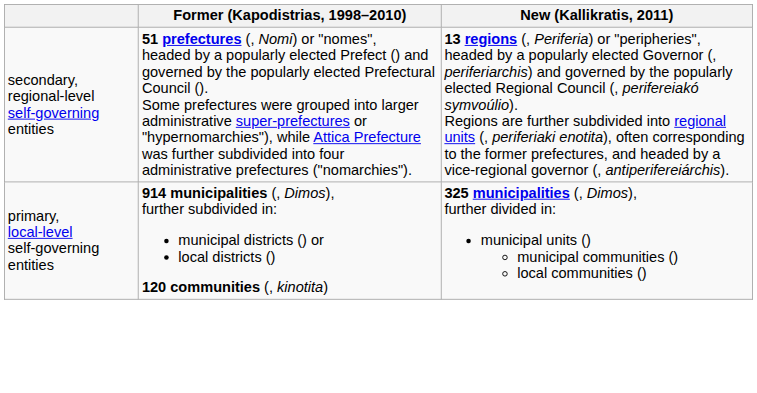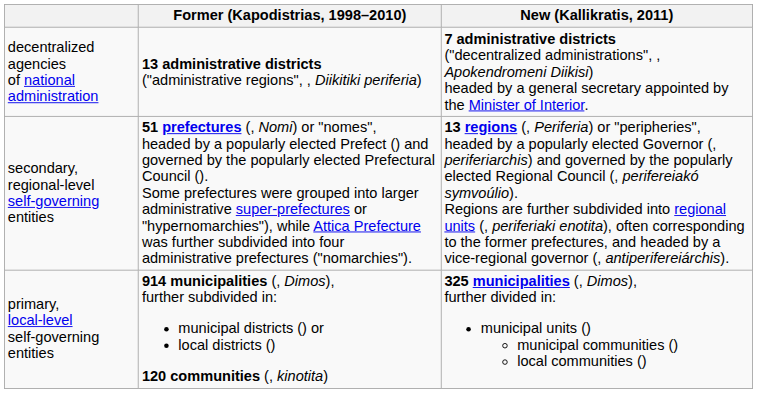+ row: (53, 71)
